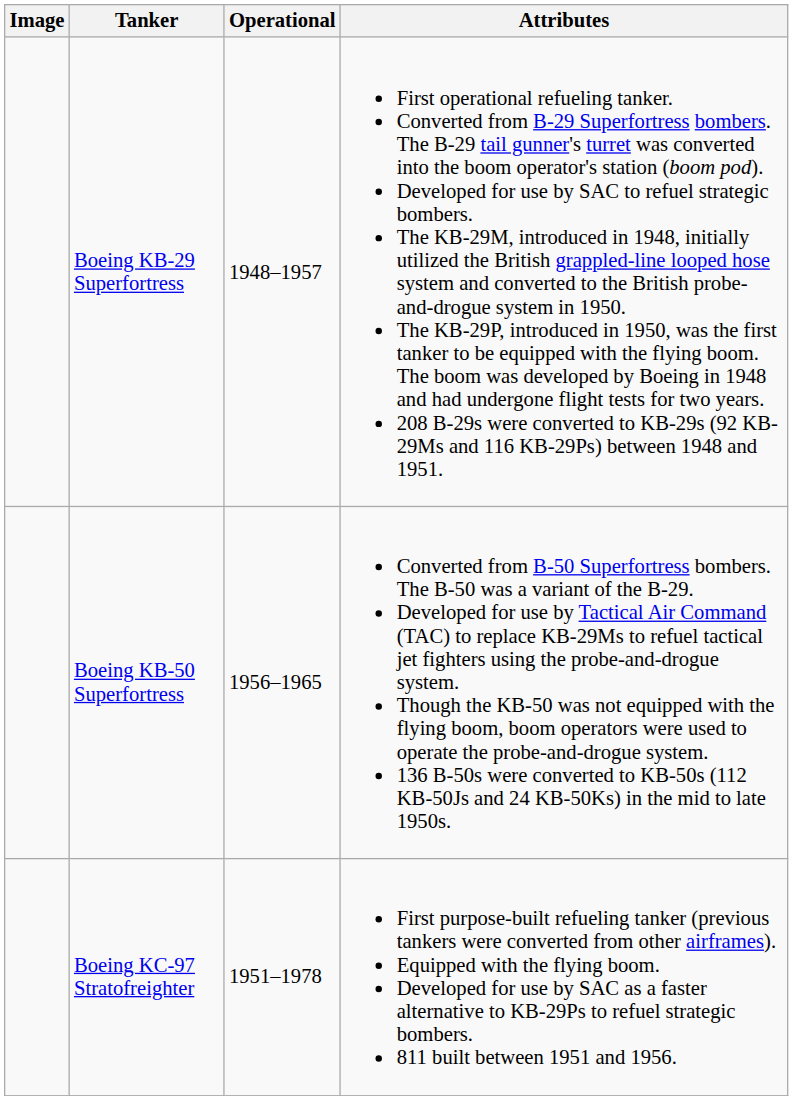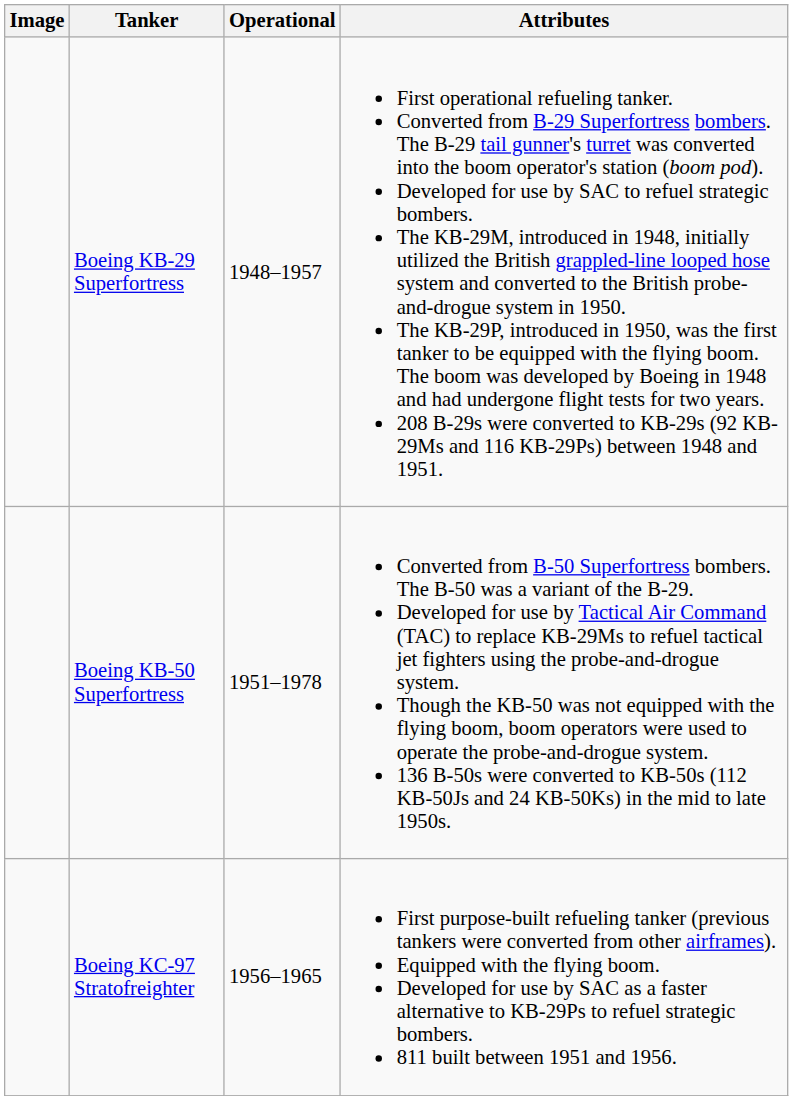(275, 682) 1956–1965 -> (275, 682) 1951–1978
(275, 976) 1951–1978 -> (275, 976) 1956–1965
